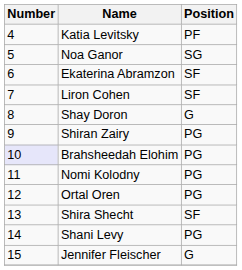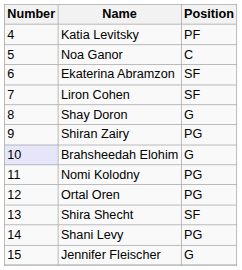(193, 54) SG -> (189, 54) C
(193, 154) PG -> (189, 154) G
